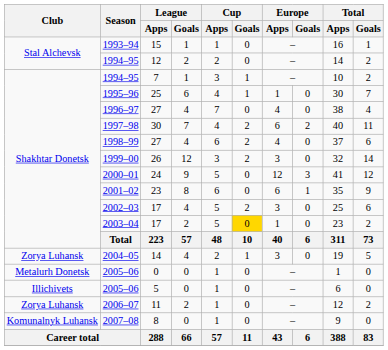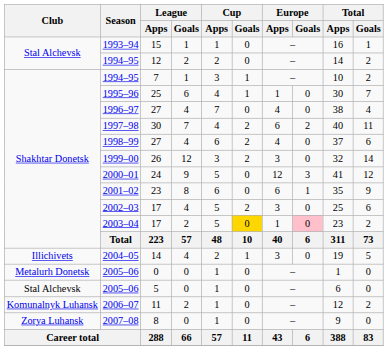(308, 223) no background -> (308, 223) pink background
(52, 256) Zorya Luhansk -> (52, 256) Illichivets
(52, 288) Illichivets -> (52, 288) Stal Alchevsk
(52, 304) Zorya Luhansk -> (52, 304) Komunalnyk Luhansk
(52, 321) Komunalnyk Luhansk -> (52, 321) Zorya Luhansk
